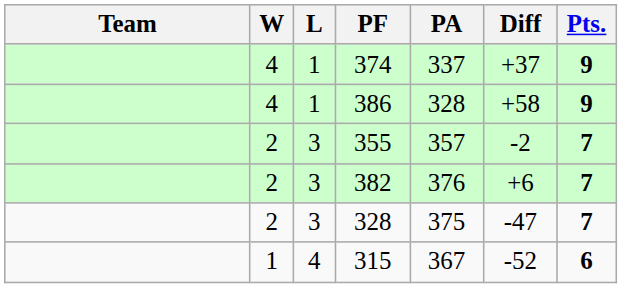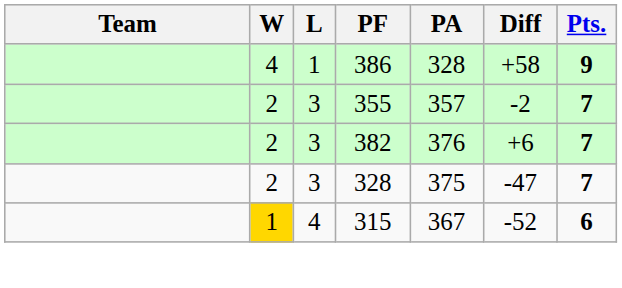- row: (373, 63)
(272, 261) no background -> (272, 222) gold background
